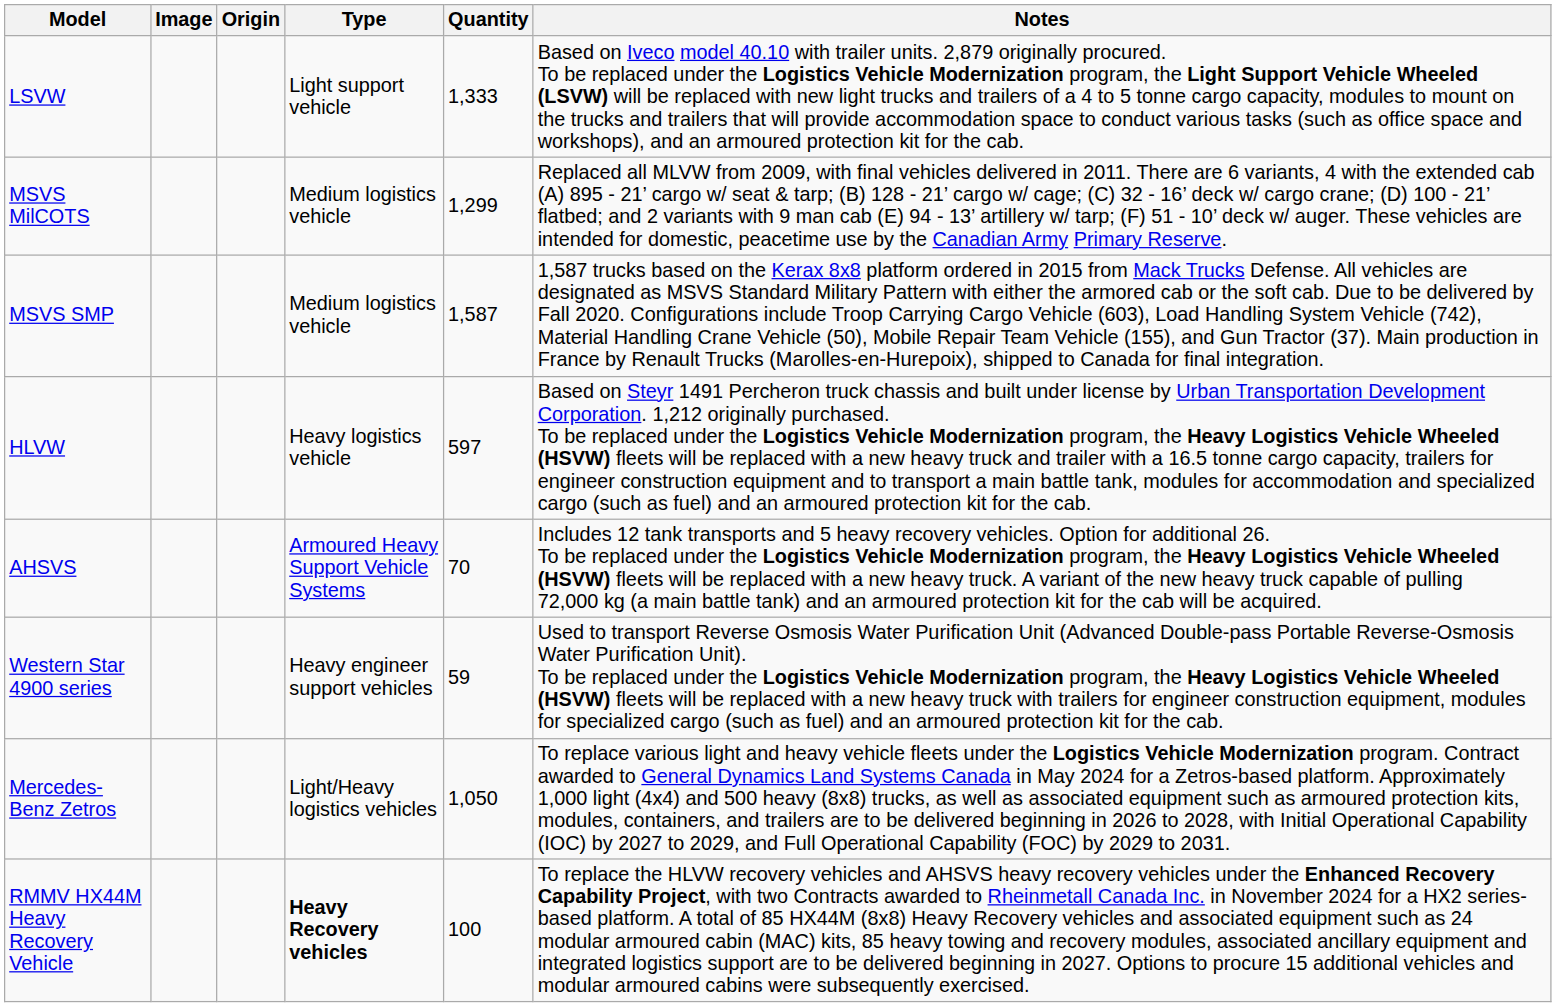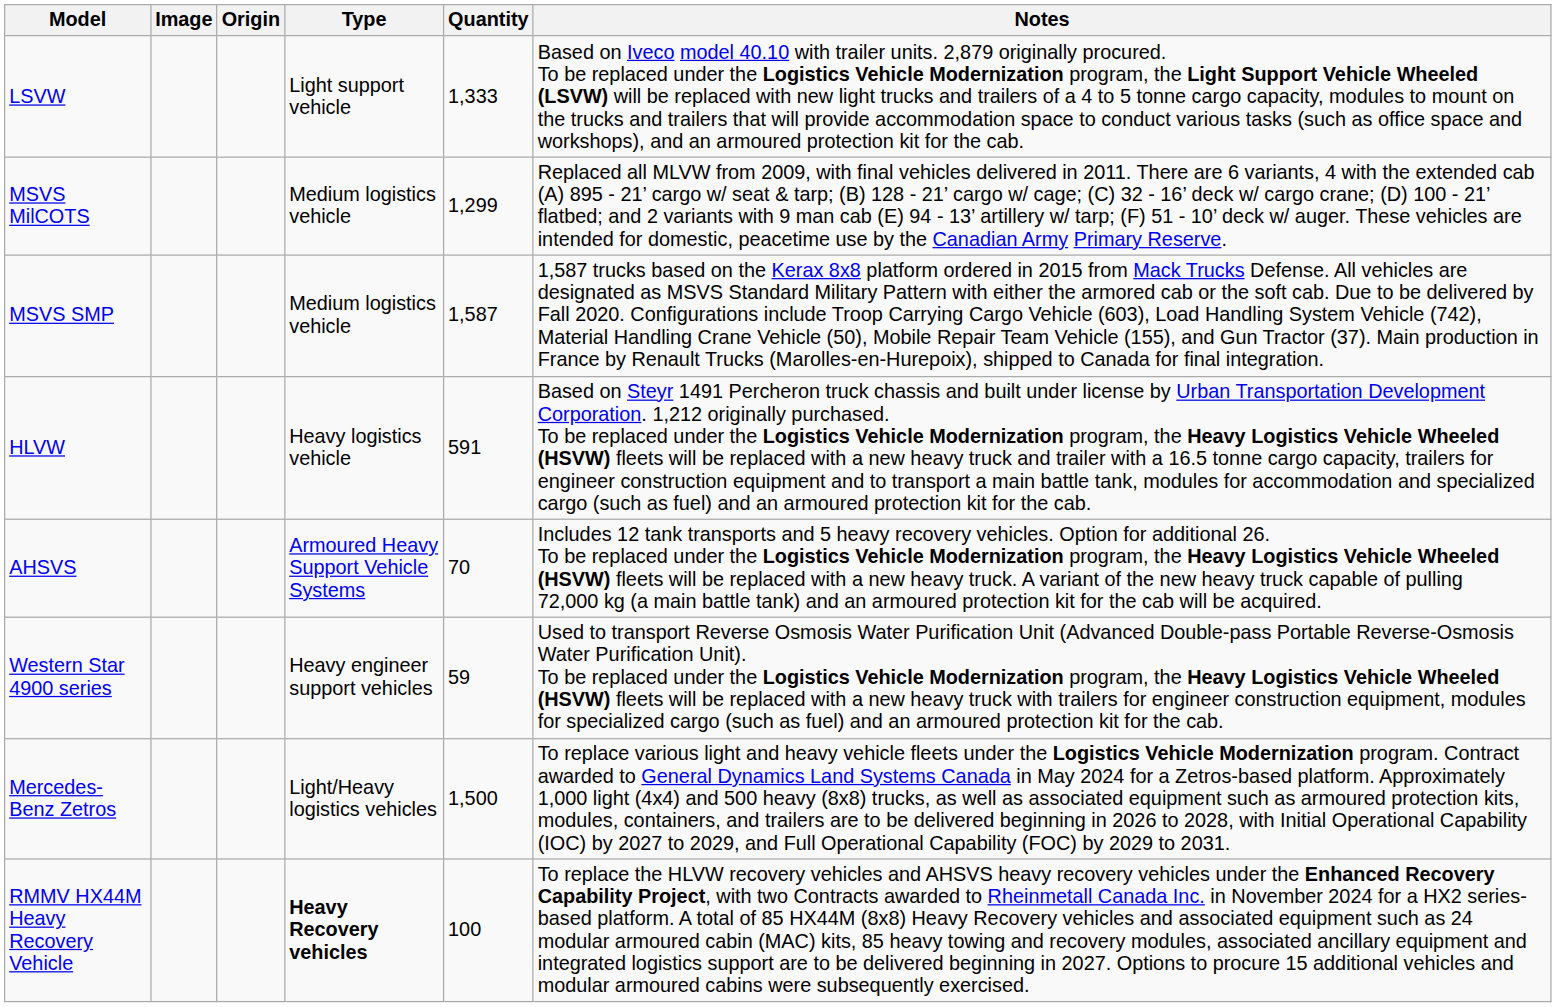(465, 447) 597 -> (465, 447) 591
(473, 798) 1,050 -> (473, 798) 1,500
